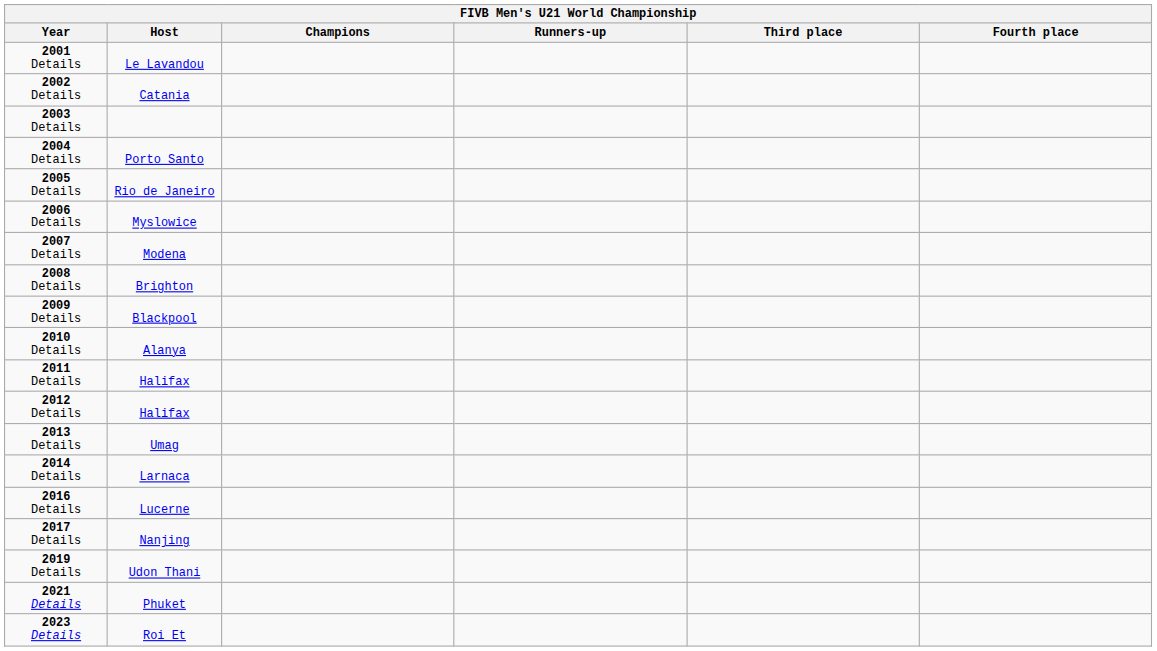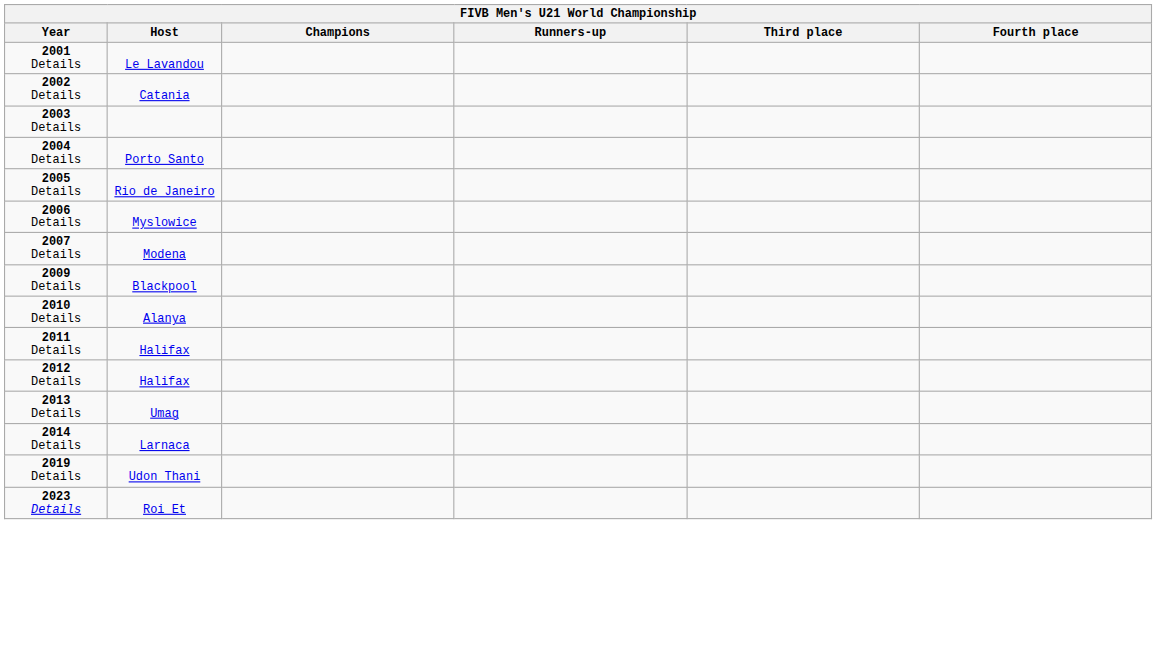- row: (56, 280)
- row: (56, 503)
- row: (56, 534)
- row: (56, 598)
